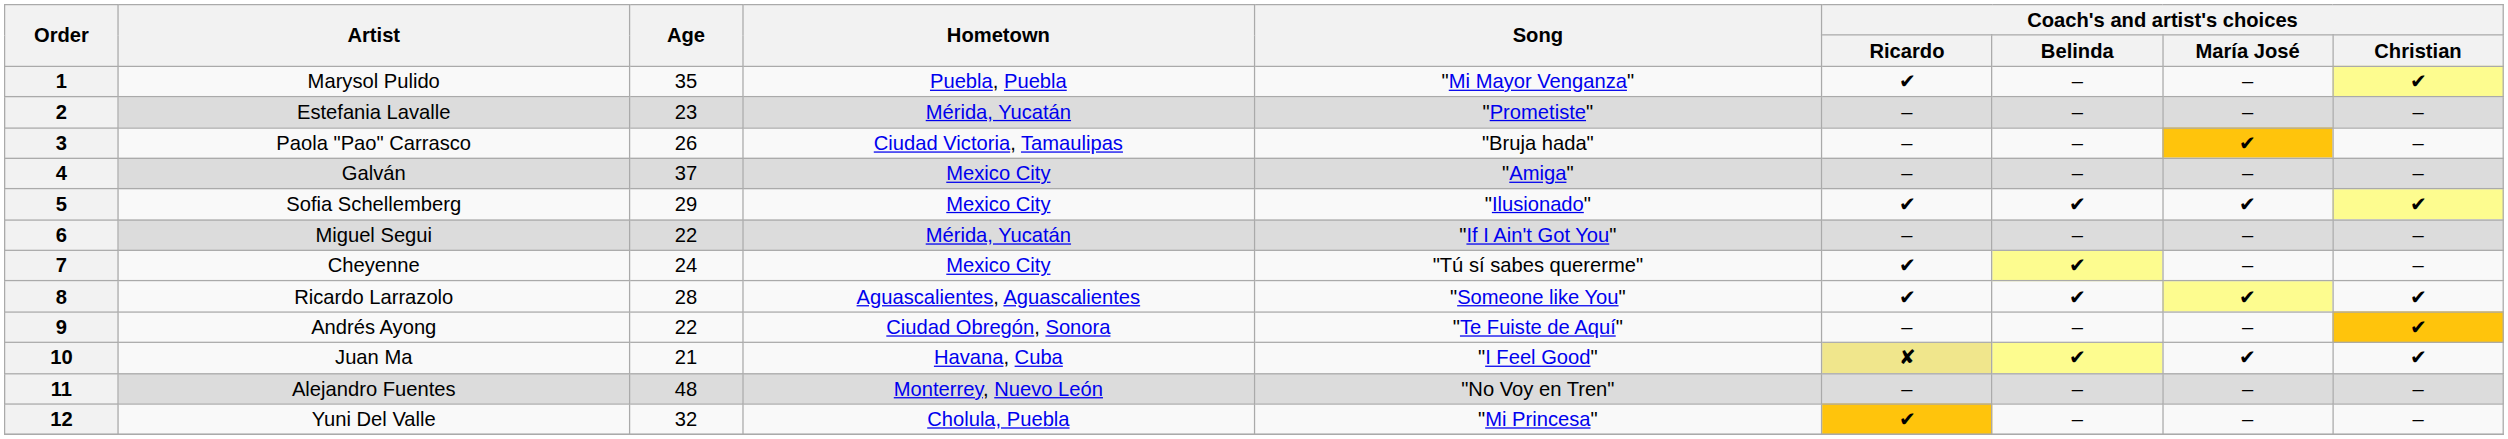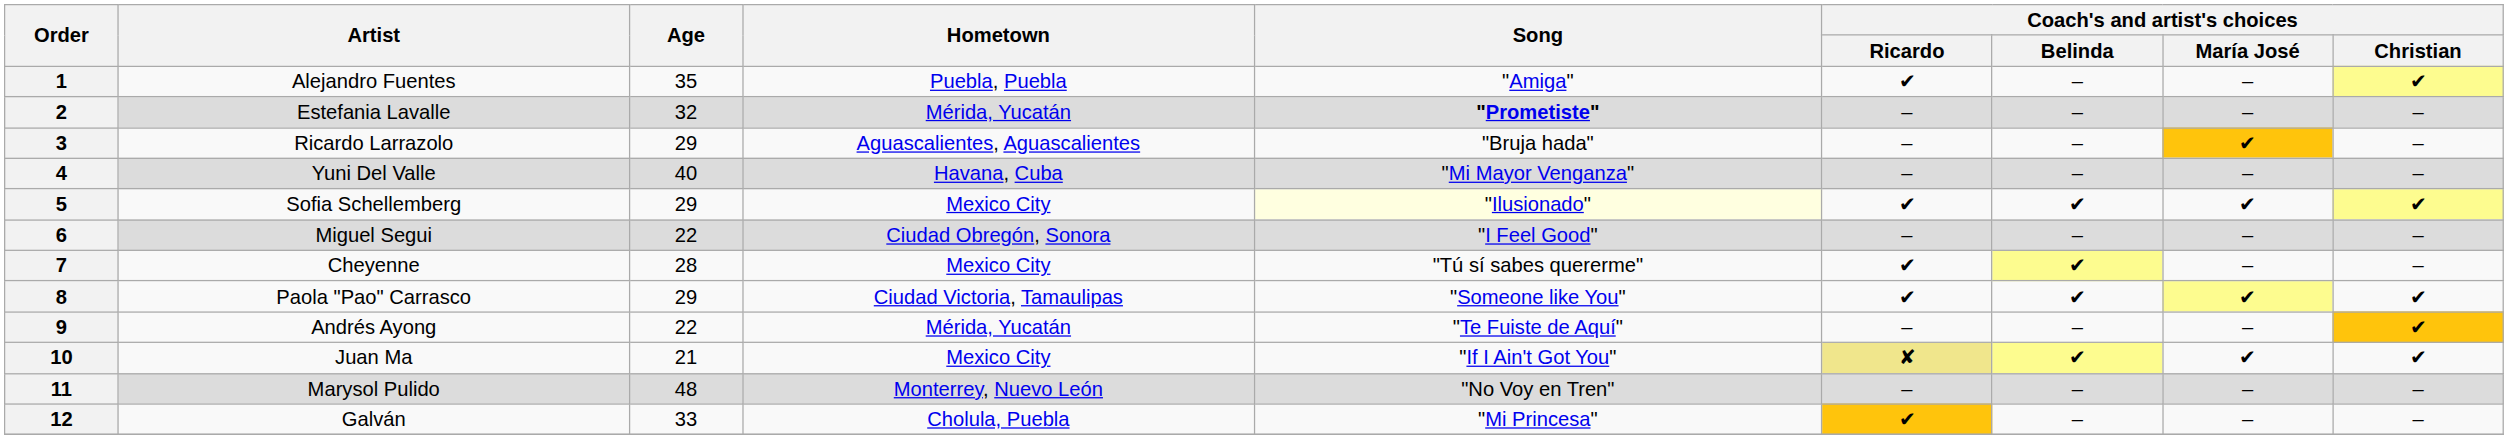(374, 81) Marysol Pulido -> (374, 81) Alejandro Fuentes
(1538, 81) "Mi Mayor Venganza" -> (1538, 81) "Amiga"
(686, 112) 23 -> (686, 112) 32
(1538, 112) normal -> (1538, 112) bold
(374, 143) Paola "Pao" Carrasco -> (374, 143) Ricardo Larrazolo
(686, 143) 26 -> (686, 143) 29
(998, 143) Ciudad Victoria, Tamaulipas -> (998, 143) Aguascalientes, Aguascalientes
(374, 174) Galván -> (374, 174) Yuni Del Valle
(686, 174) 37 -> (686, 174) 40
(998, 174) Mexico City -> (998, 174) Havana, Cuba
(1538, 174) "Amiga" -> (1538, 174) "Mi Mayor Venganza"
(1538, 204) no background -> (1538, 204) lightyellow background
(998, 235) Mérida, Yucatán -> (998, 235) Ciudad Obregón, Sonora
(1538, 235) "If I Ain't Got You" -> (1538, 235) "I Feel Good"
(686, 266) 24 -> (686, 266) 28
(374, 296) Ricardo Larrazolo -> (374, 296) Paola "Pao" Carrasco
(686, 296) 28 -> (686, 296) 29
(998, 296) Aguascalientes, Aguascalientes -> (998, 296) Ciudad Victoria, Tamaulipas
(998, 327) Ciudad Obregón, Sonora -> (998, 327) Mérida, Yucatán
(998, 358) Havana, Cuba -> (998, 358) Mexico City
(1538, 358) "I Feel Good" -> (1538, 358) "If I Ain't Got You"
(374, 389) Alejandro Fuentes -> (374, 389) Marysol Pulido
(374, 419) Yuni Del Valle -> (374, 419) Galván
(686, 419) 32 -> (686, 419) 33
